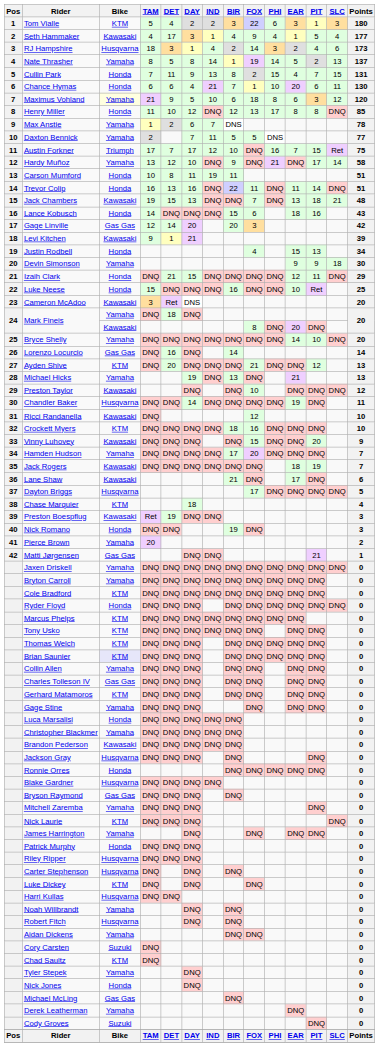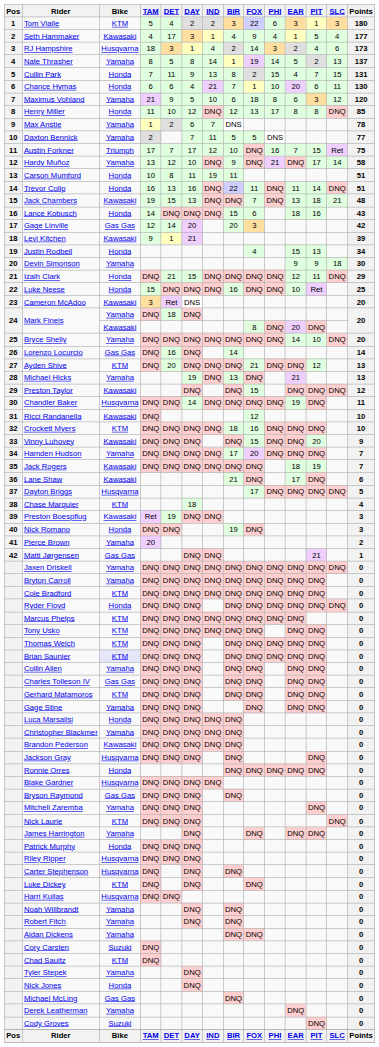(120, 99) lightyellow background -> (120, 99) no background
(254, 390) 10 -> (254, 390) 15
(120, 922) Husqvarna -> (120, 922) Yamaha
